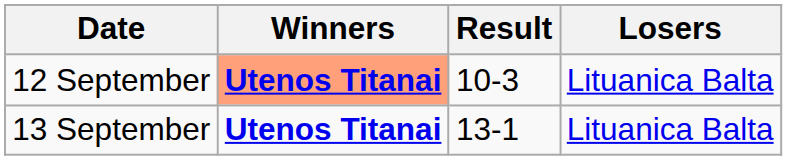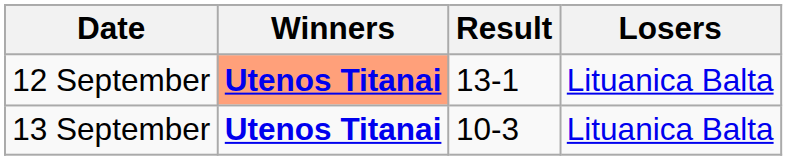(487, 79) 10-3 -> (487, 79) 13-1
(487, 129) 13-1 -> (487, 129) 10-3
